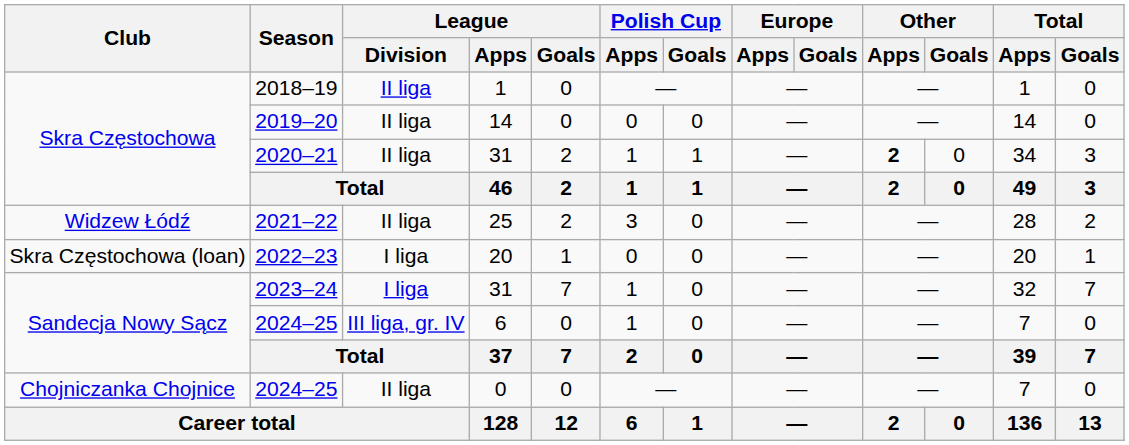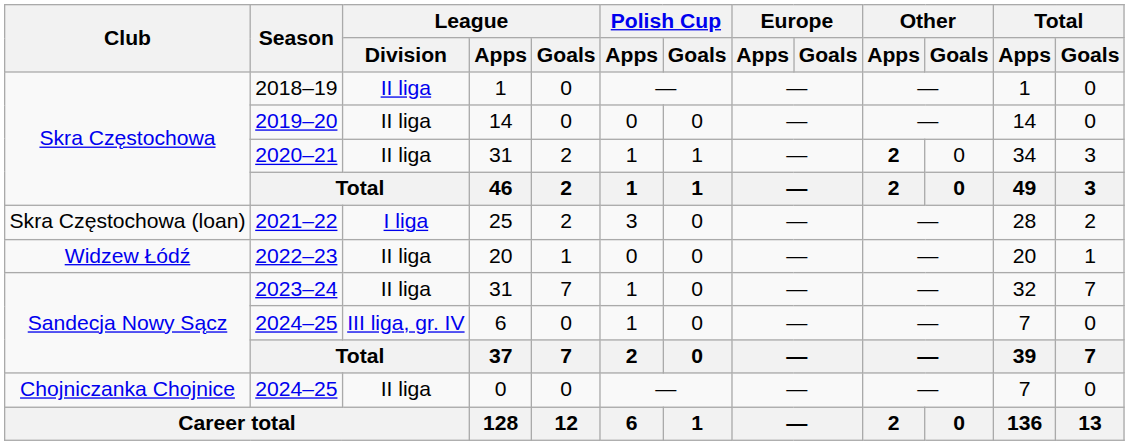(128, 222) Widzew Łódź -> (128, 222) Skra Częstochowa (loan)
(406, 222) II liga -> (406, 222) I liga
(128, 255) Skra Częstochowa (loan) -> (128, 255) Widzew Łódź
(406, 255) I liga -> (406, 255) II liga
(406, 289) I liga -> (406, 289) II liga
